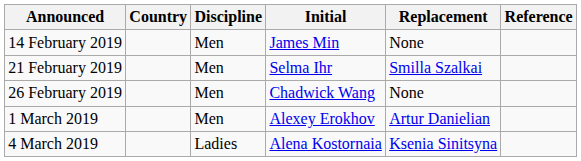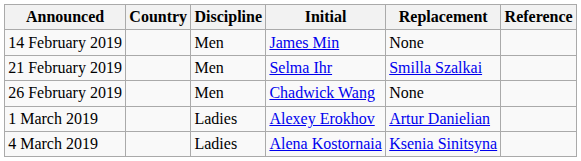(209, 118) Men -> (216, 118) Ladies
